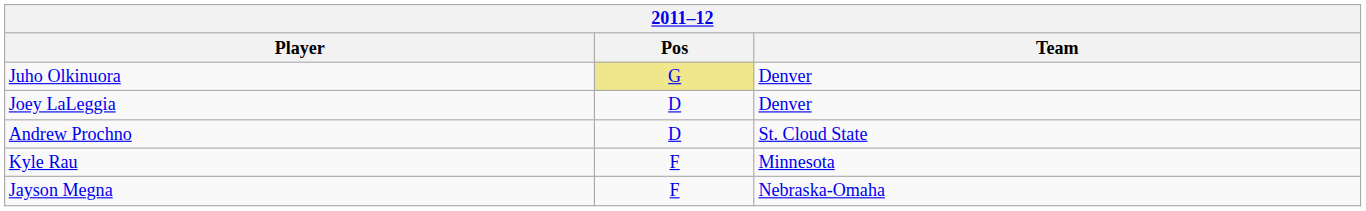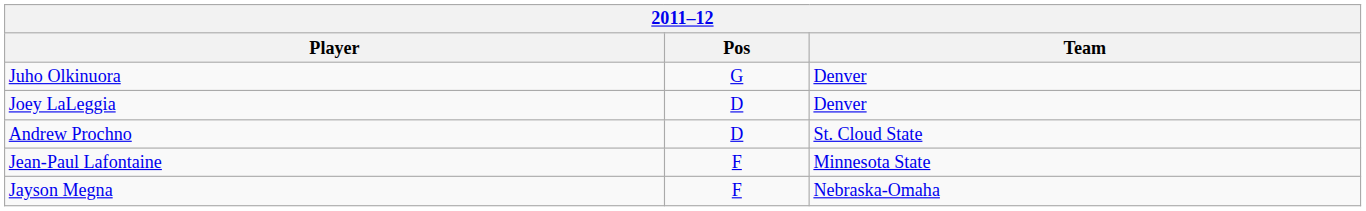(675, 76) khaki background -> (737, 76) no background
- row: (43, 162)
+ row: (85, 162)
